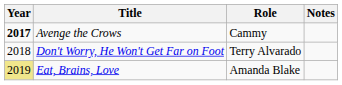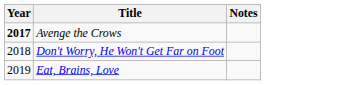- column: (265, 13)
(19, 70) khaki background -> (19, 70) no background
